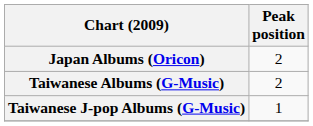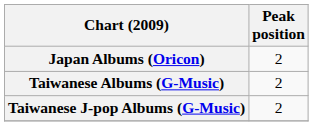(279, 108) 1 -> (279, 108) 2
